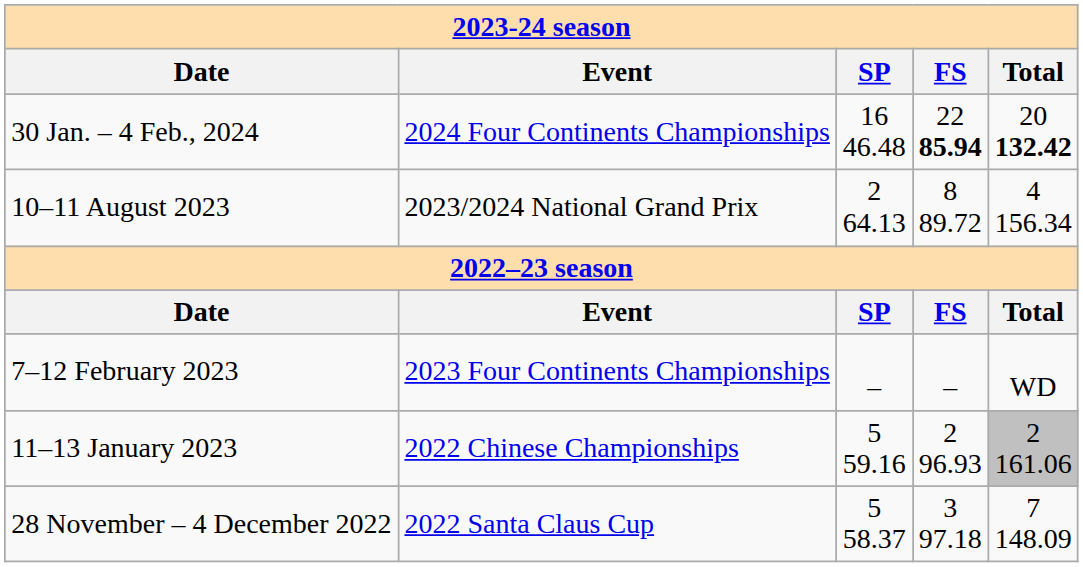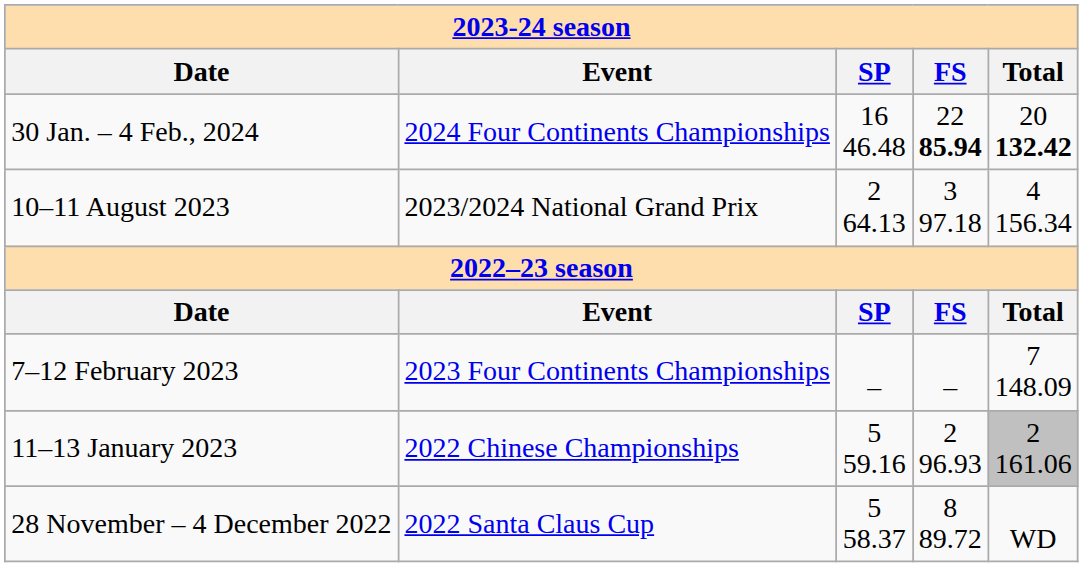(950, 207) 8 89.72 -> (950, 207) 3 97.18
(1033, 387) WD -> (1033, 371) 7 148.09
(950, 523) 3 97.18 -> (950, 523) 8 89.72
(1033, 523) 7 148.09 -> (1033, 539) WD
